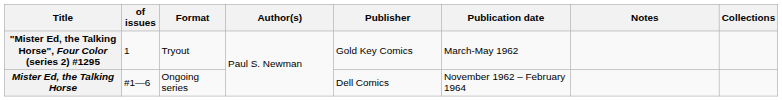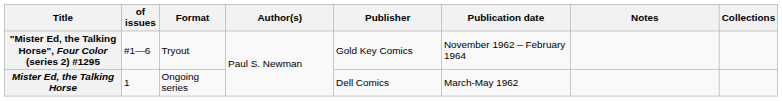(127, 50) 1 -> (137, 50) #1—6
(481, 50) March-May 1962 -> (505, 50) November 1962 – February 1964
(137, 82) #1—6 -> (127, 82) 1
(505, 82) November 1962 – February 1964 -> (481, 82) March-May 1962
